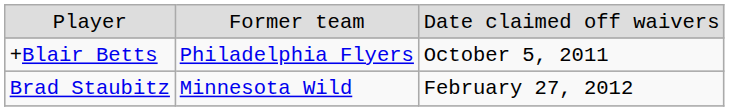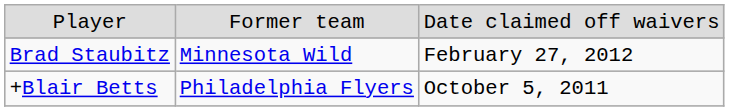rows swapped: (84, 55) <-> (90, 88)
